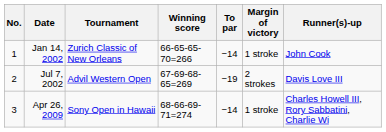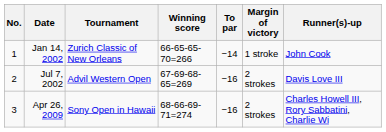(230, 79) −19 -> (230, 79) −16
(230, 109) −14 -> (230, 109) −16
(262, 109) 1 stroke -> (260, 109) 2 strokes
